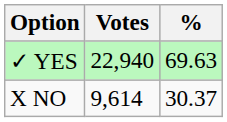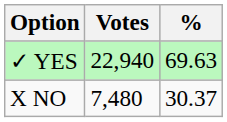(116, 97) 9,614 -> (116, 97) 7,480
